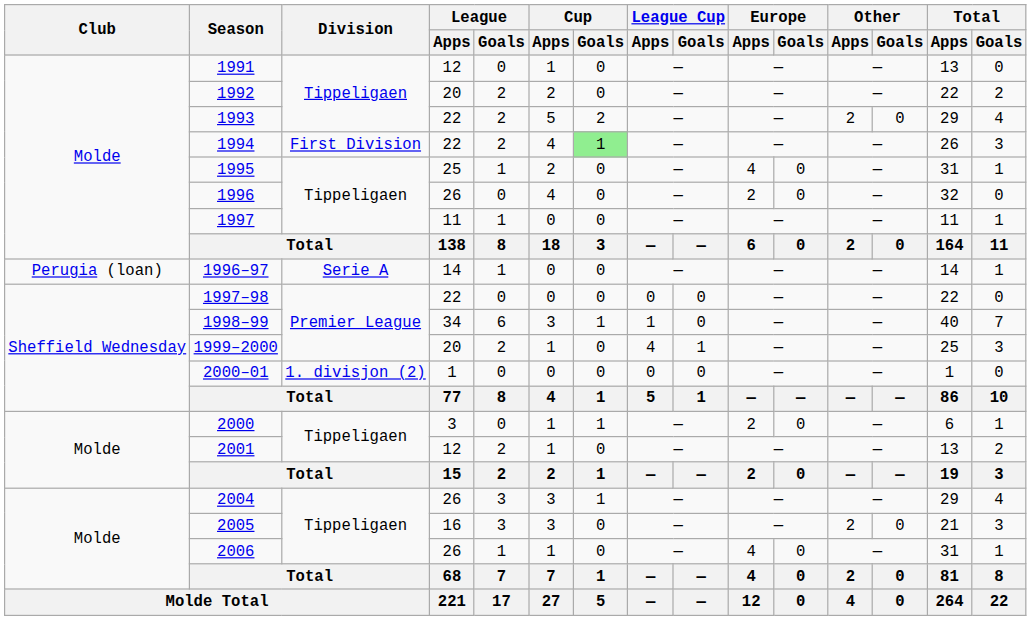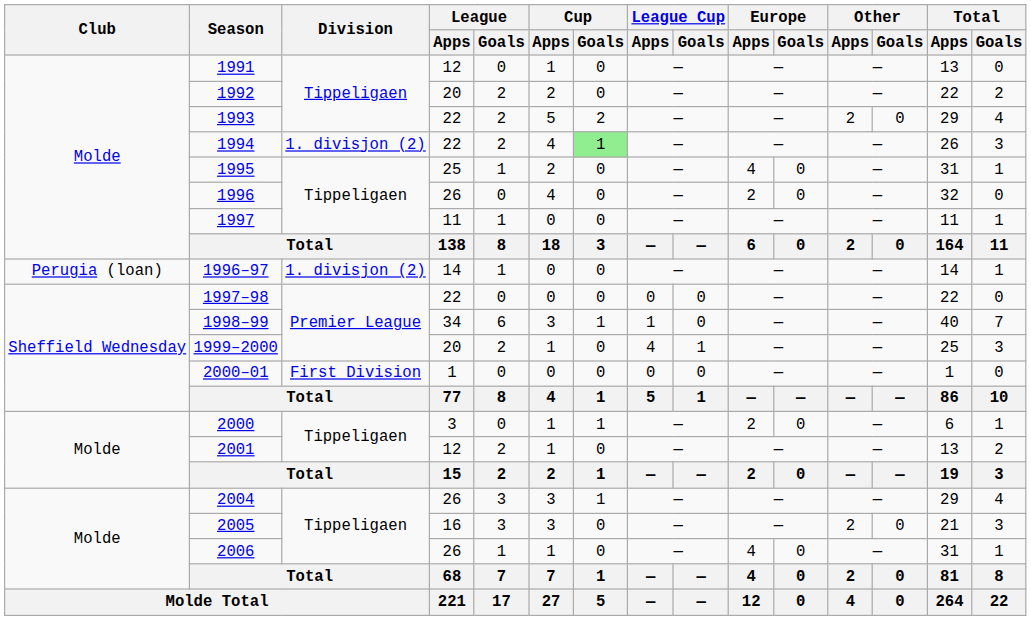(356, 144) First Division -> (356, 144) 1. divisjon (2)
(356, 272) Serie A -> (356, 272) 1. divisjon (2)
(356, 373) 1. divisjon (2) -> (356, 373) First Division
